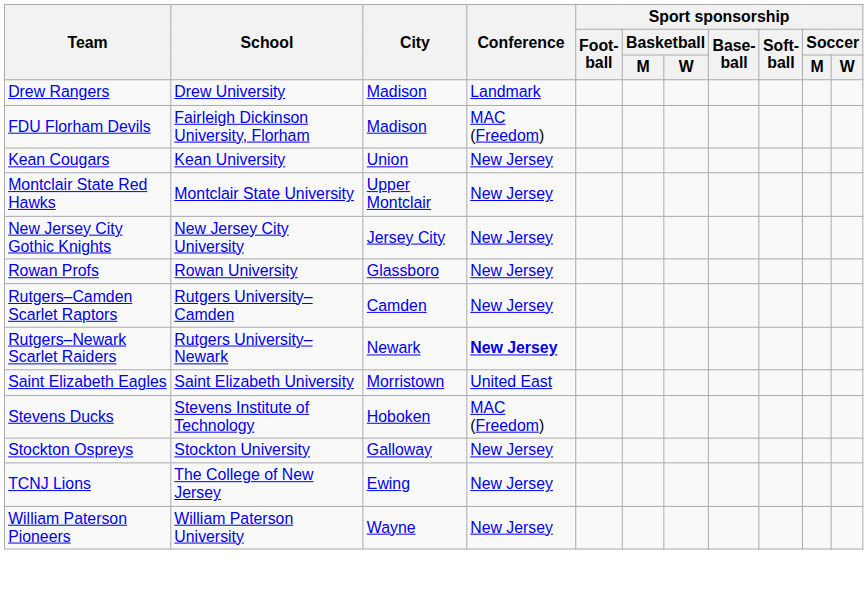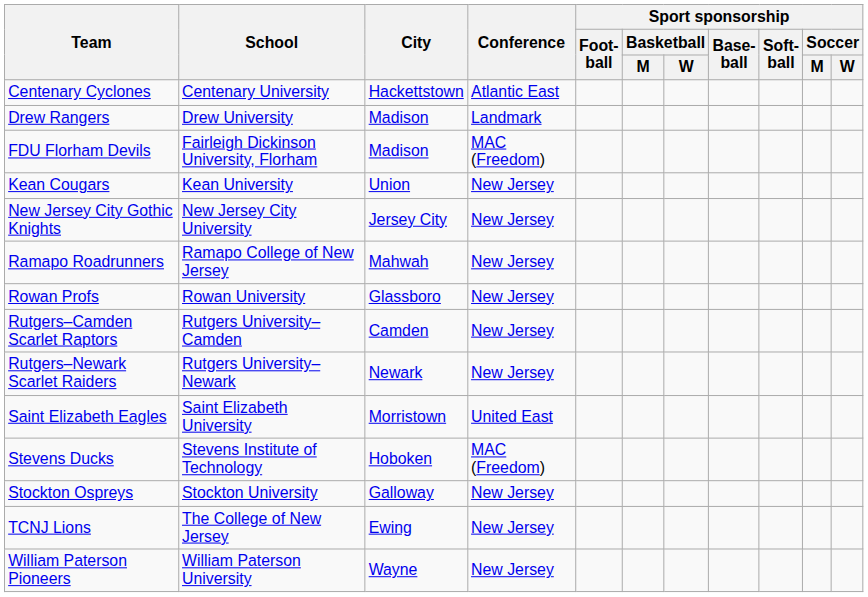+ row: (79, 92)
- row: (78, 194)
+ row: (86, 262)
(514, 348) bold -> (512, 373) normal
